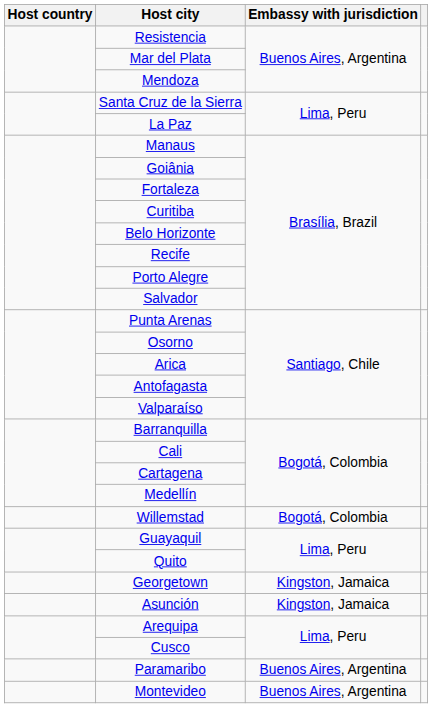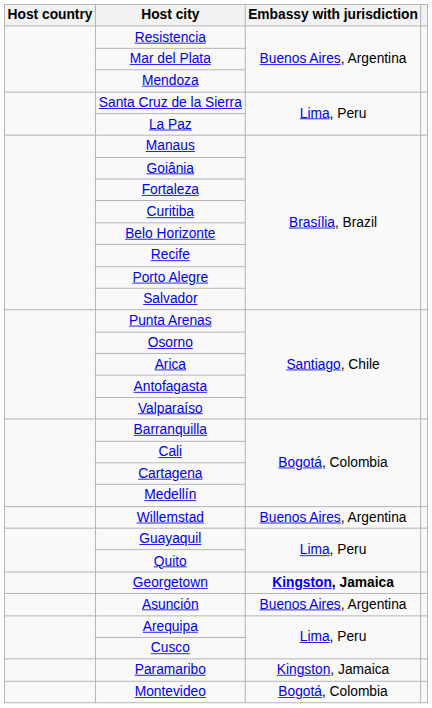(333, 517) Bogotá, Colombia -> (333, 517) Buenos Aires, Argentina
(333, 582) normal -> (333, 582) bold
(333, 604) Kingston, Jamaica -> (333, 604) Buenos Aires, Argentina
(333, 670) Buenos Aires, Argentina -> (333, 670) Kingston, Jamaica
(333, 691) Buenos Aires, Argentina -> (333, 691) Bogotá, Colombia
